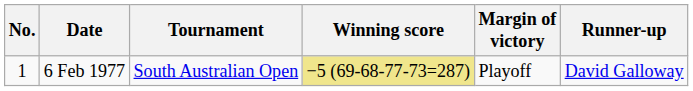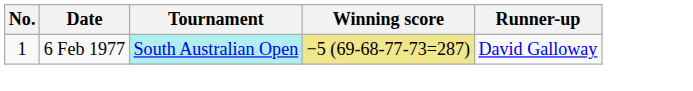- column: (517, 30)
(216, 70) no background -> (216, 49) paleturquoise background
